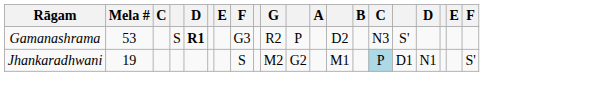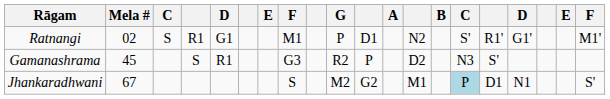+ row: (55, 37)
(129, 37) 53 -> (129, 60) 45
(196, 37) bold -> (224, 60) normal
(129, 60) 19 -> (129, 82) 67
